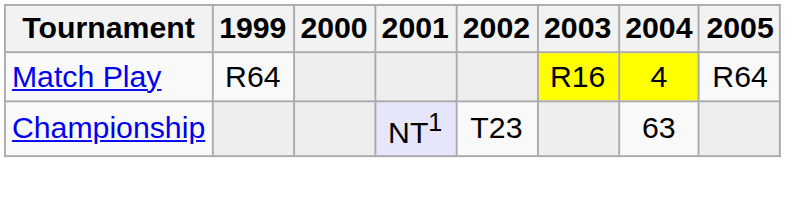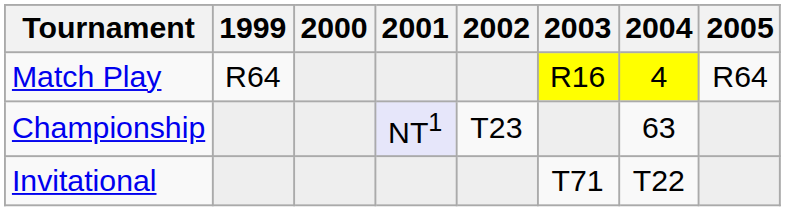+ row: (84, 180)
